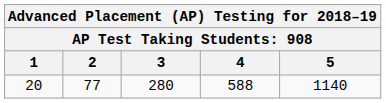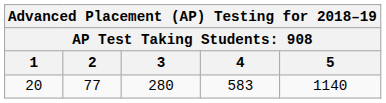(240, 86) 588 -> (240, 86) 583
